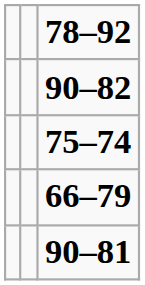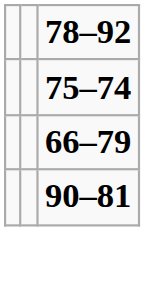- row: (88, 86)
